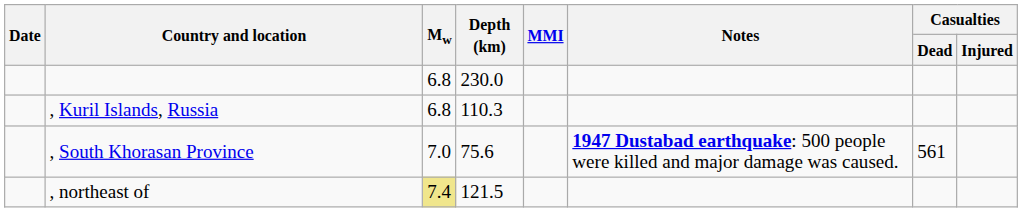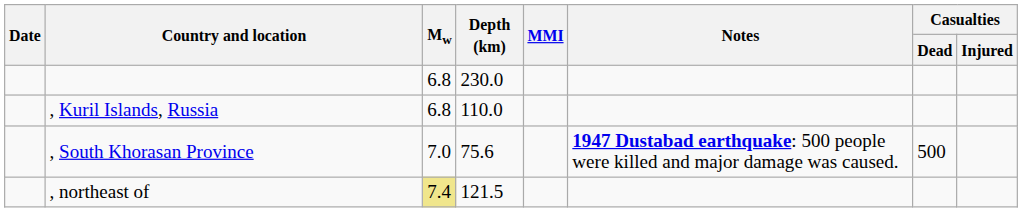(482, 110) 110.3 -> (482, 110) 110.0
(931, 151) 561 -> (931, 151) 500
